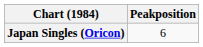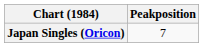(163, 33) 6 -> (163, 33) 7
